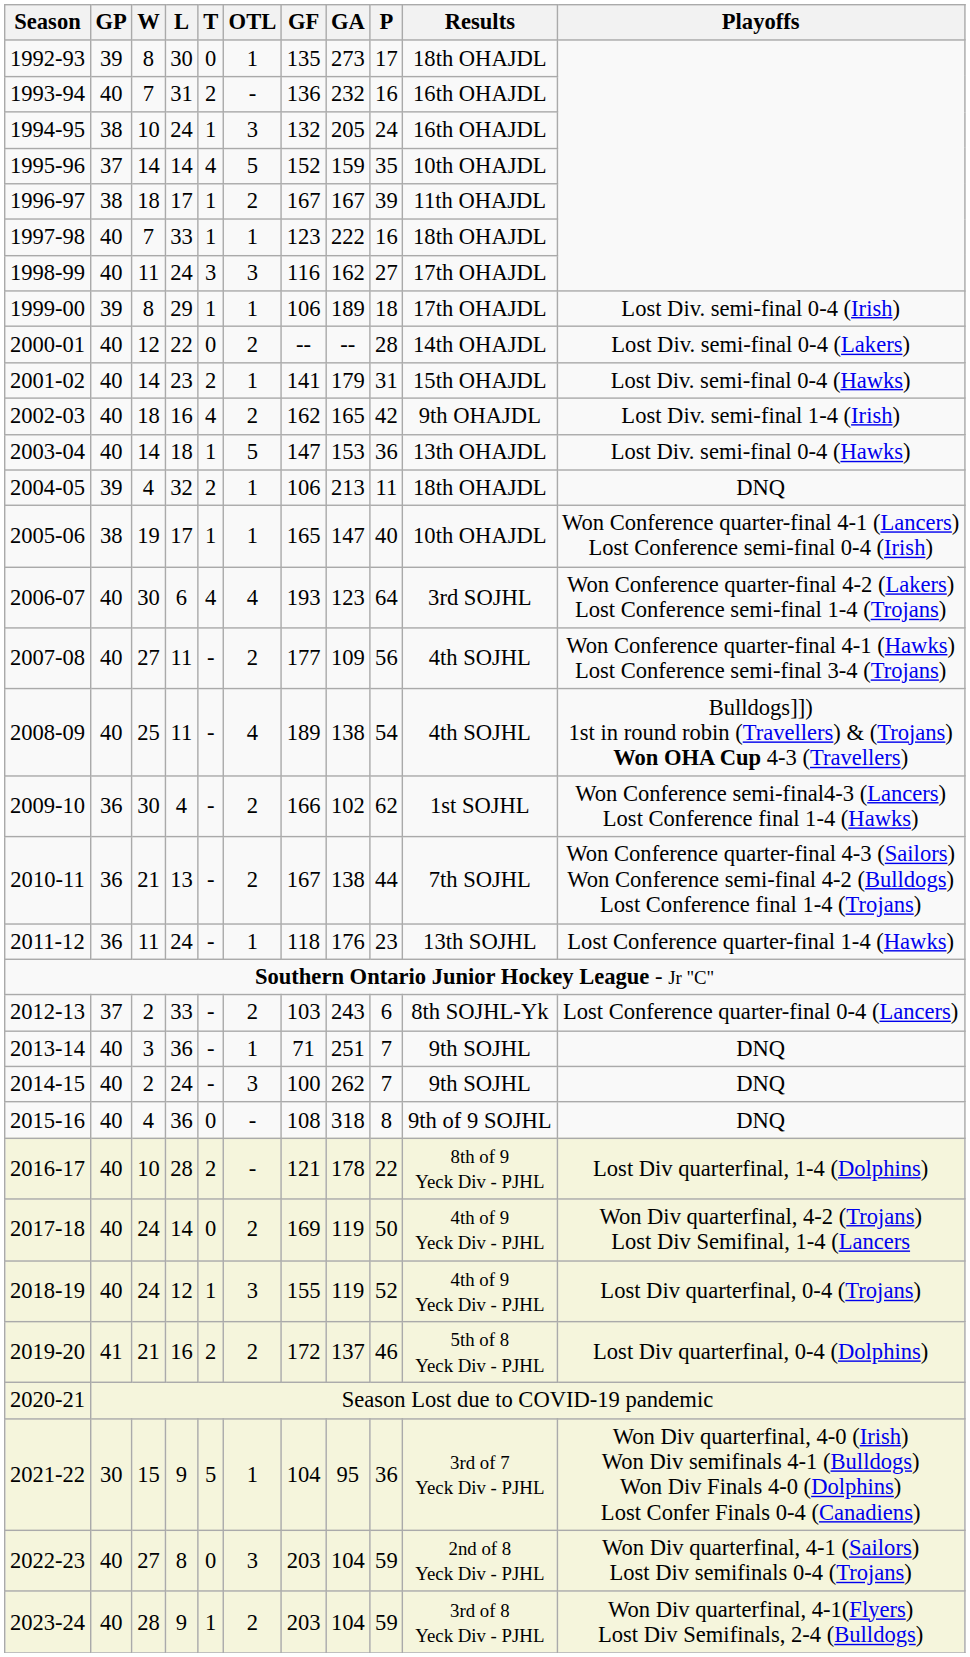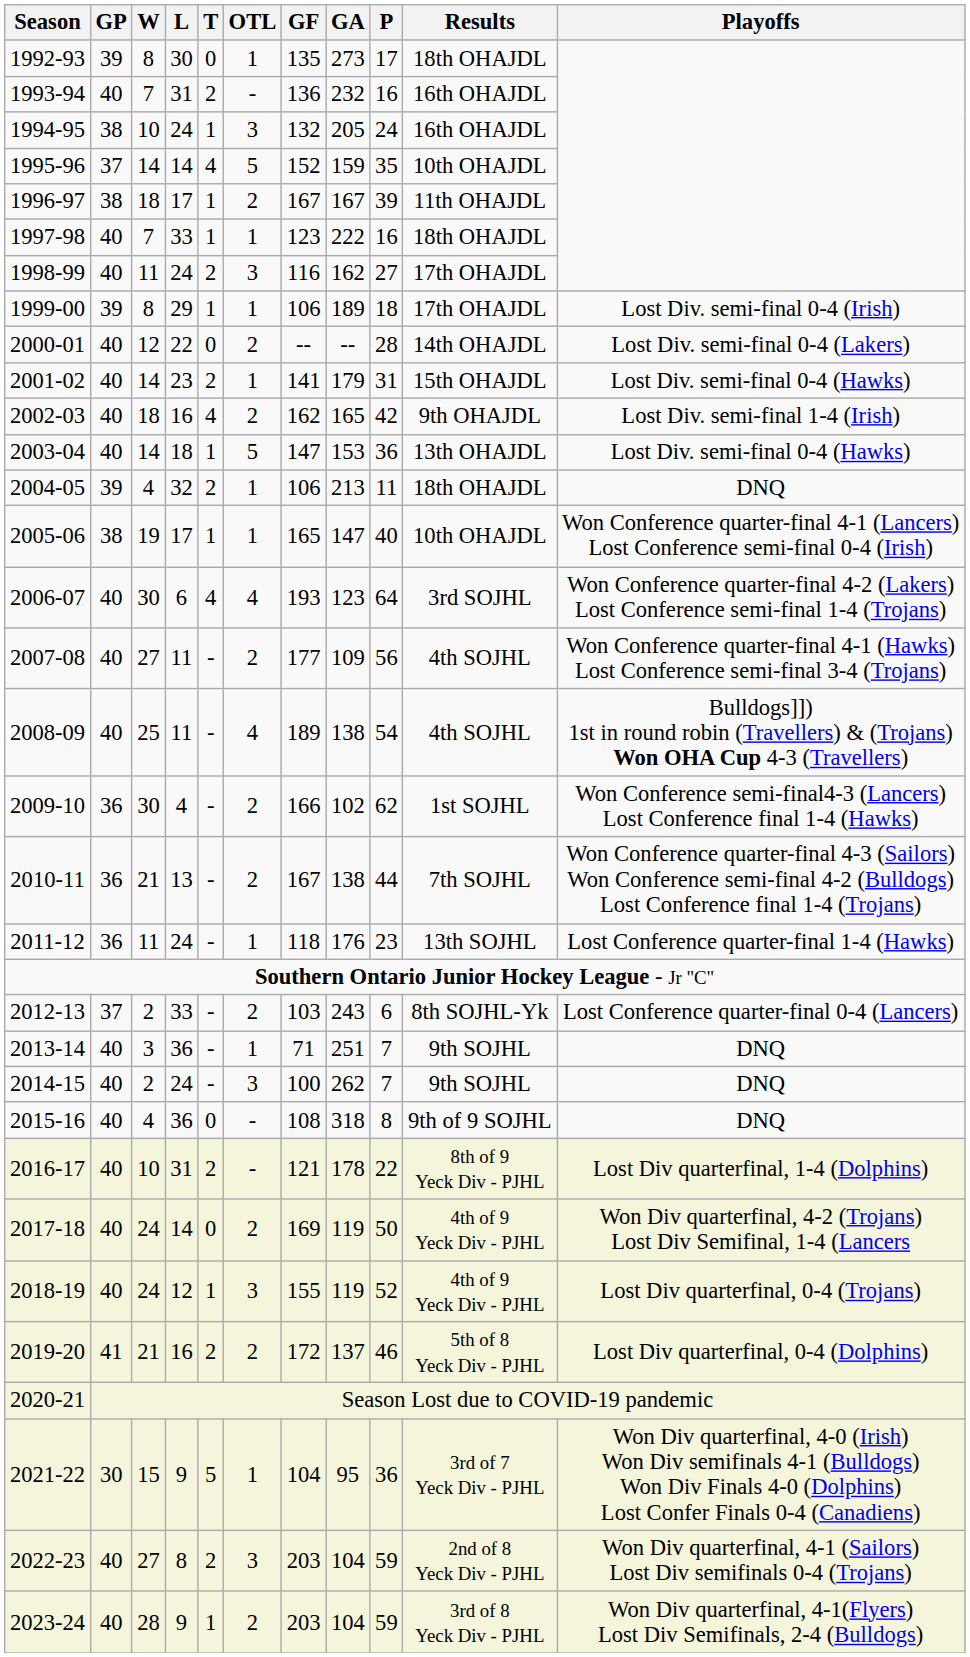(211, 272) 3 -> (211, 272) 2
(181, 1168) 28 -> (181, 1168) 31
(211, 1560) 0 -> (211, 1560) 2
